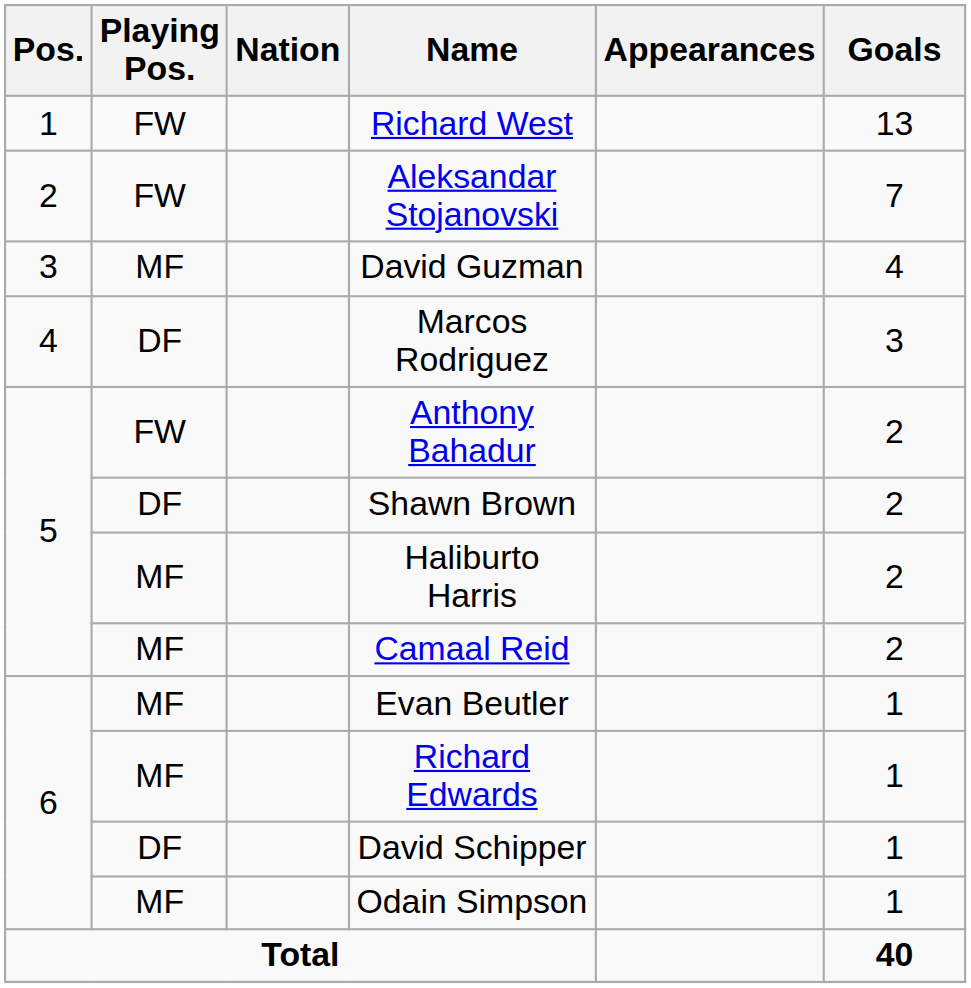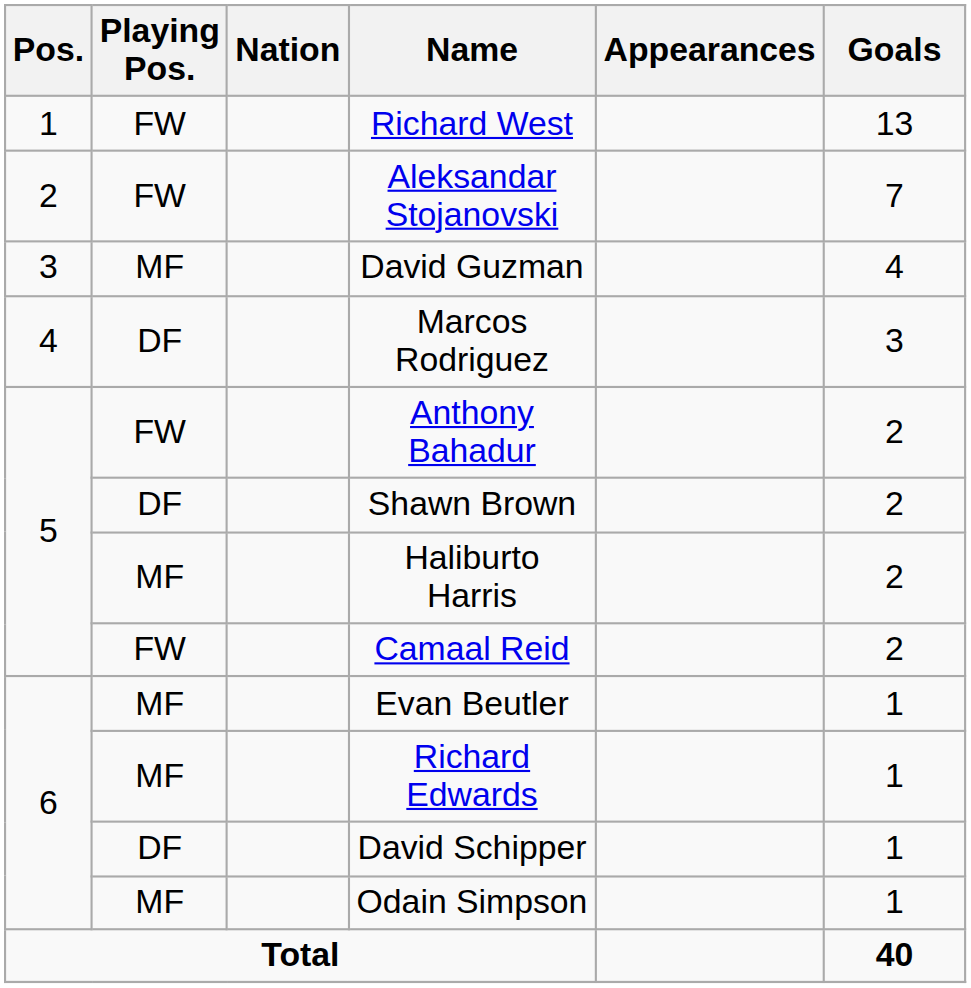(160, 649) MF -> (160, 649) FW
